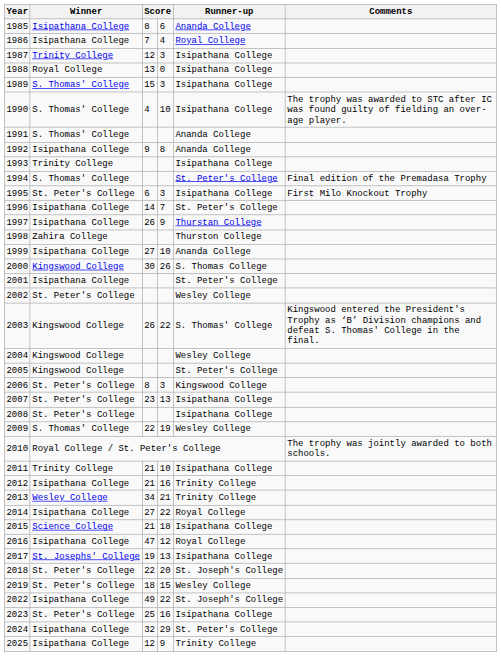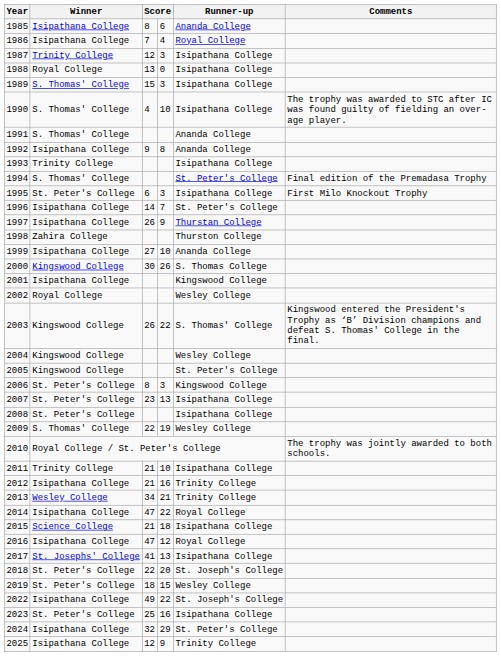(227, 281) St. Peter's College -> (221, 281) Kingswood College
(83, 296) St. Peter's College -> (67, 296) Royal College
(150, 512) 27 -> (150, 512) 47
(150, 556) 19 -> (150, 556) 41
